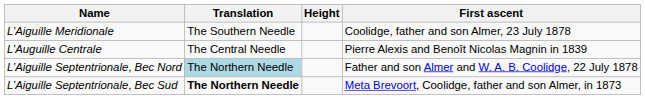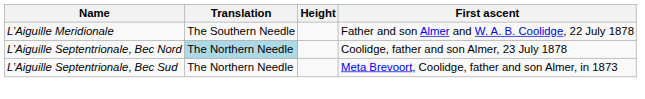(458, 31) Coolidge, father and son Almer, 23 July 1878 -> (487, 31) Father and son Almer and W. A. B. Coolidge, 22 July 1878
- row: (54, 49)
(491, 67) Father and son Almer and W. A. B. Coolidge, 22 July 1878 -> (454, 49) Coolidge, father and son Almer, 23 July 1878
(243, 85) bold -> (240, 67) normal
